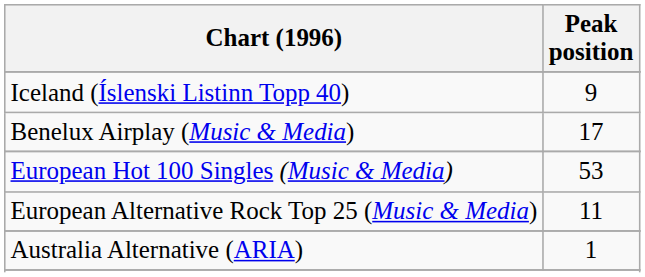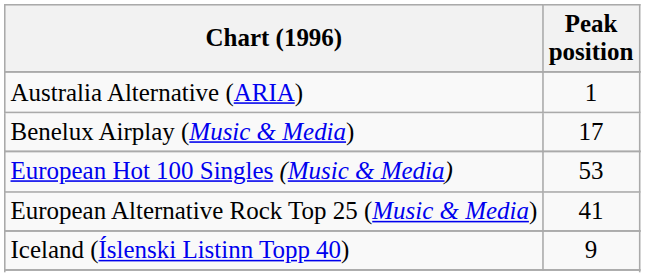rows swapped: (157, 250) <-> (180, 91)
(591, 210) 11 -> (591, 210) 41
